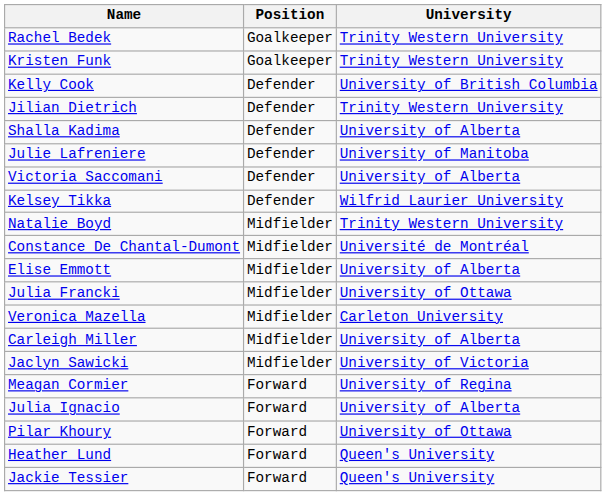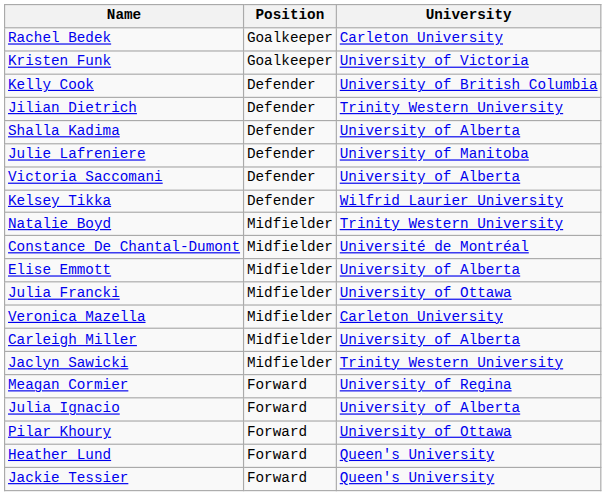(451, 40) Trinity Western University -> (421, 40) Carleton University
(451, 63) Trinity Western University -> (434, 63) University of Victoria
(434, 363) University of Victoria -> (451, 363) Trinity Western University
